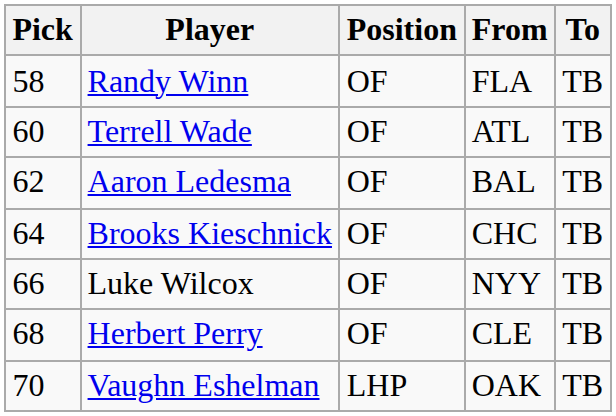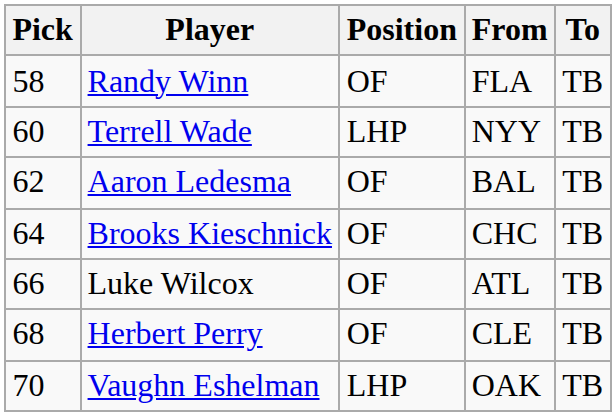(367, 131) OF -> (377, 131) LHP
(501, 131) ATL -> (506, 131) NYY
(506, 283) NYY -> (501, 283) ATL
